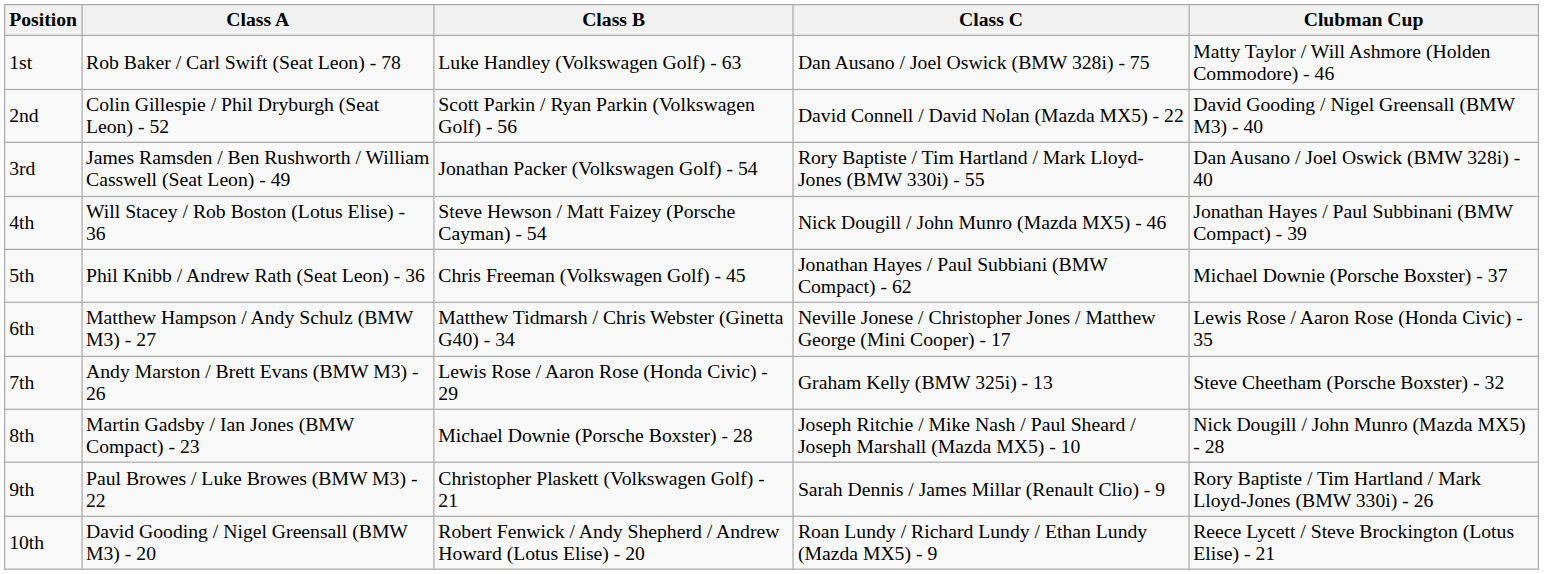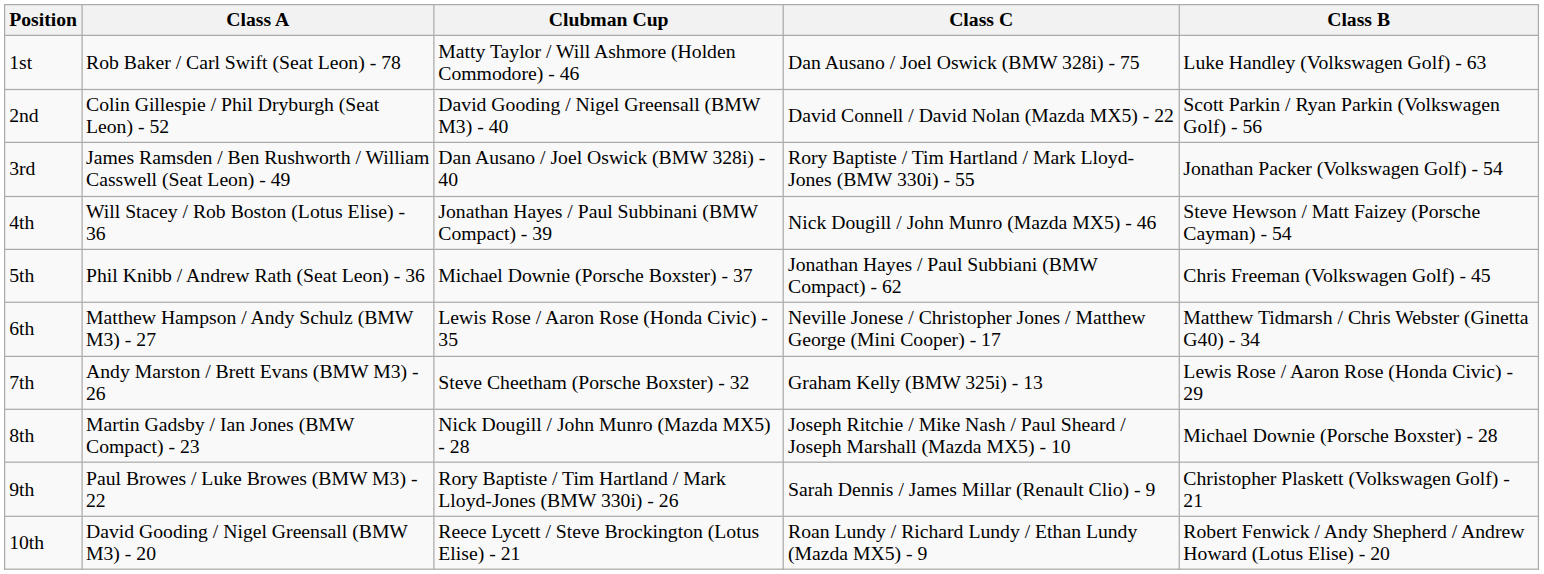columns swapped: (614, 20) <-> (1364, 20)
